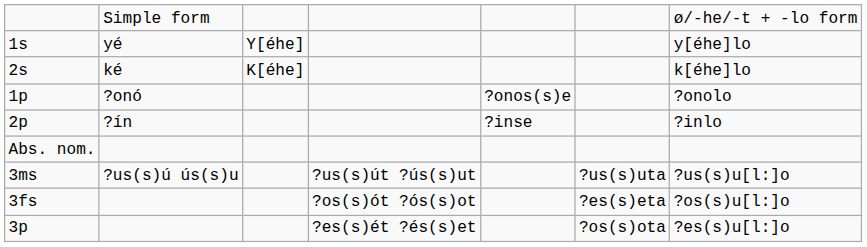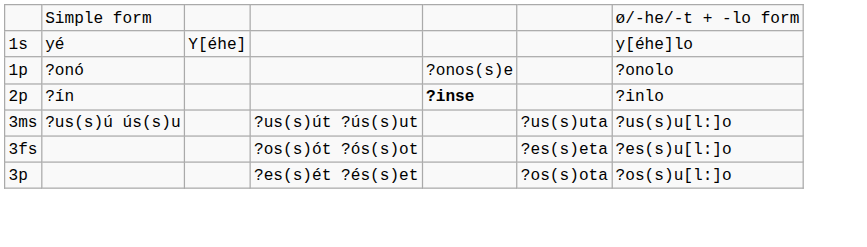- row: (18, 70)
(508, 123) normal -> (450, 97) bold
- row: (52, 149)
(732, 202) ?os(s)u[l:]o -> (674, 149) ?es(s)u[l:]o
(732, 228) ?es(s)u[l:]o -> (674, 175) ?os(s)u[l:]o
